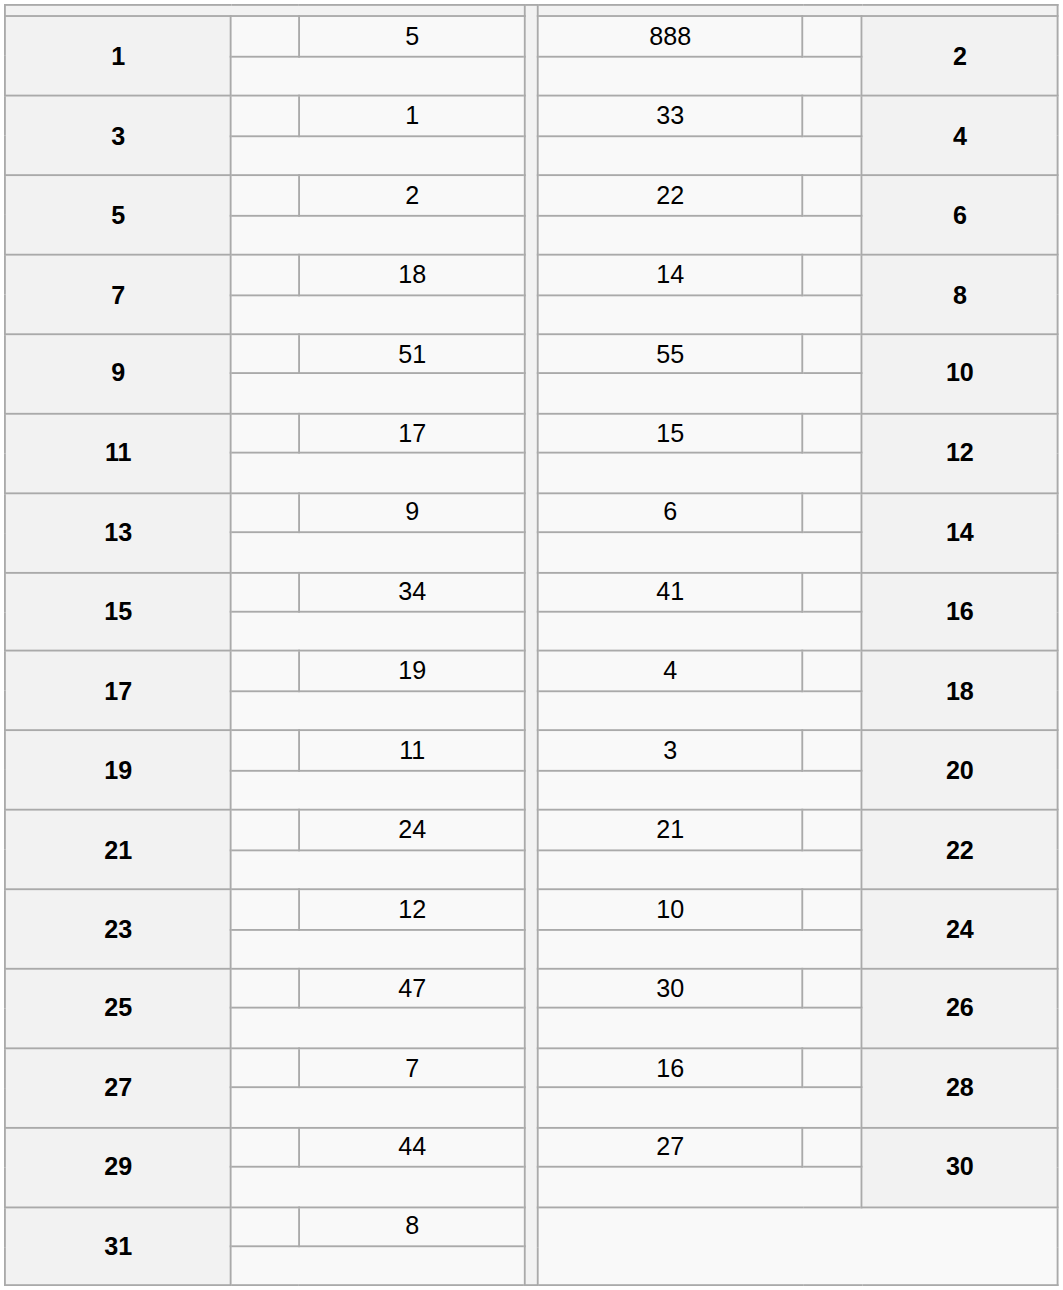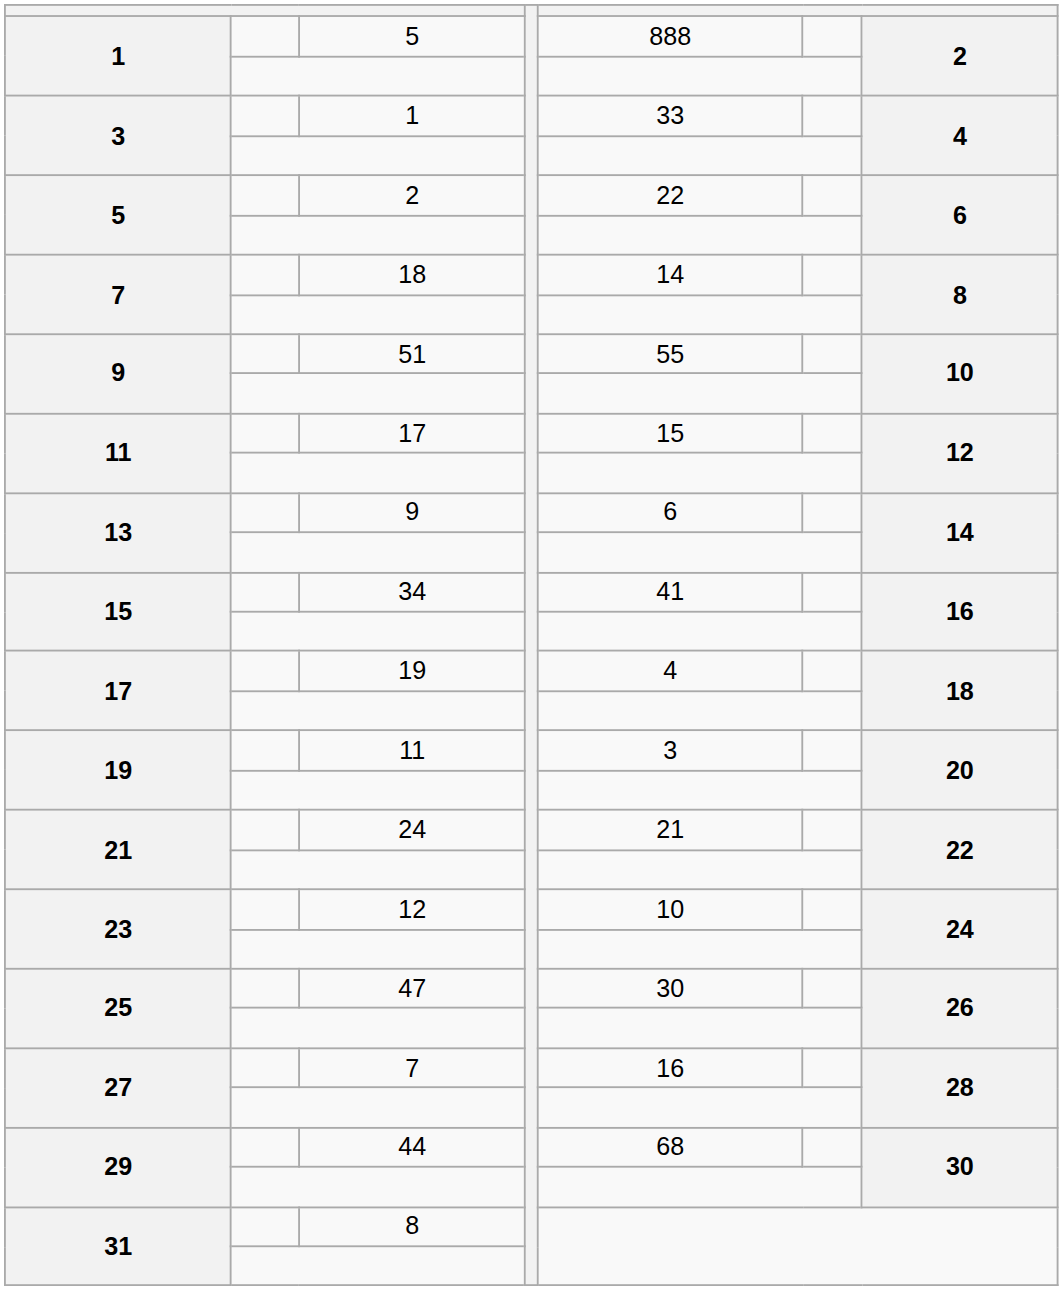(670, 1147) 27 -> (670, 1147) 68
